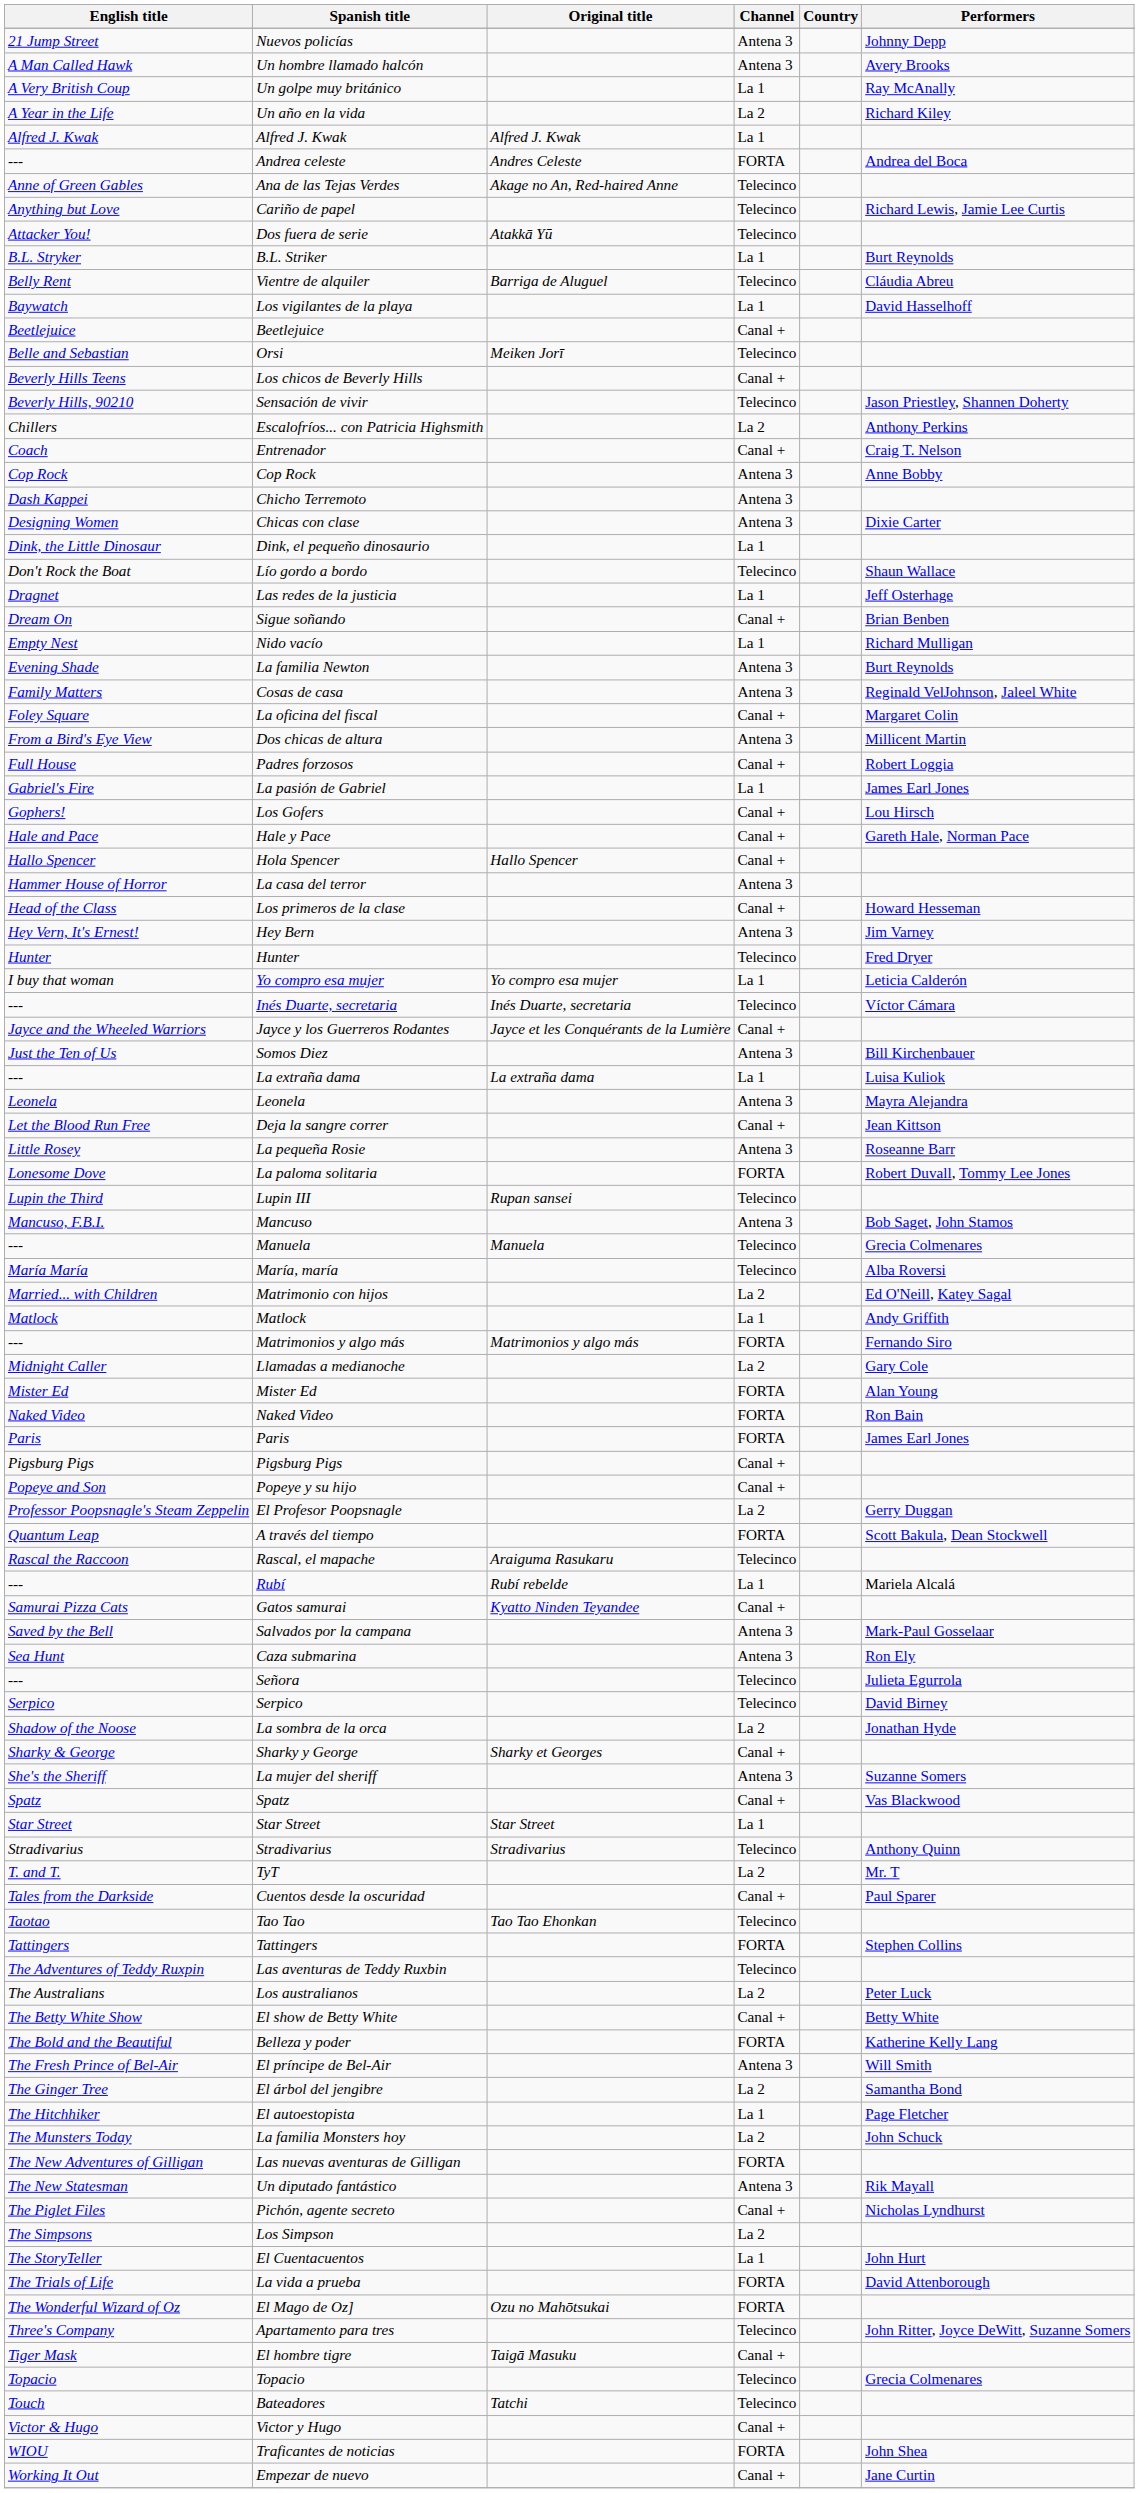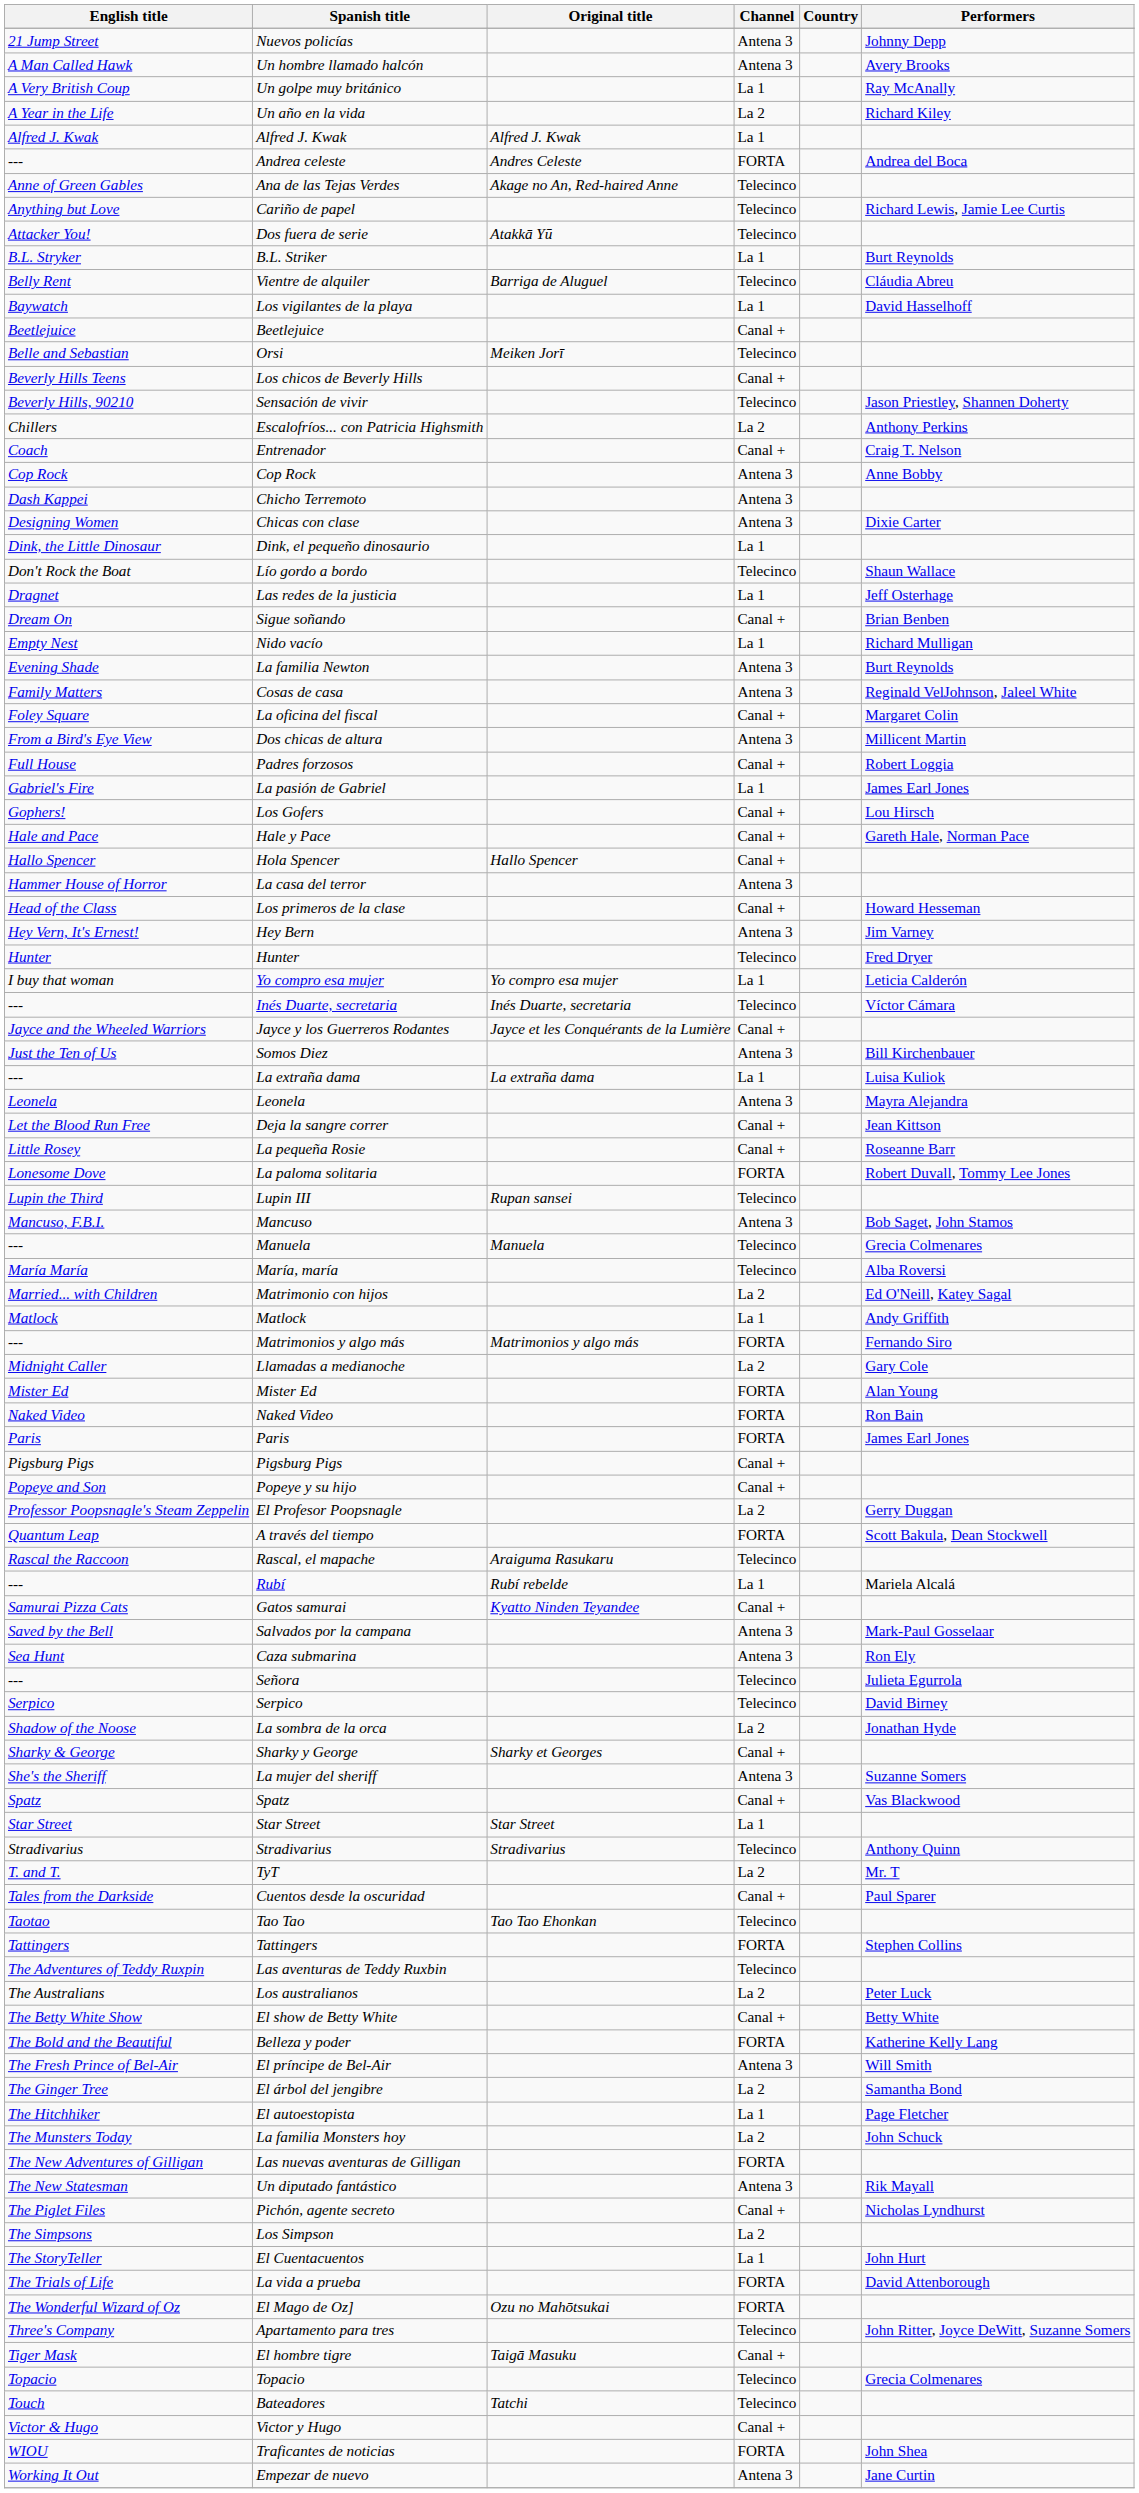(765, 1149) Antena 3 -> (761, 1149) Canal +
(761, 2475) Canal + -> (765, 2475) Antena 3
